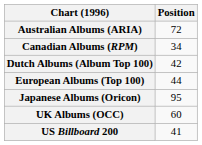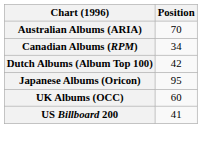(176, 30) 72 -> (176, 30) 70
- row: (80, 81)
